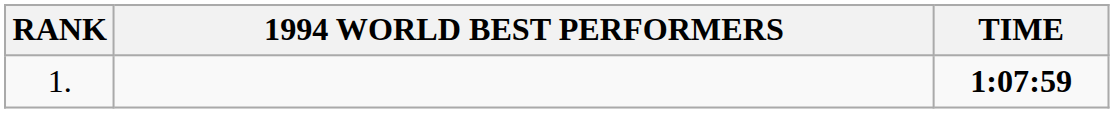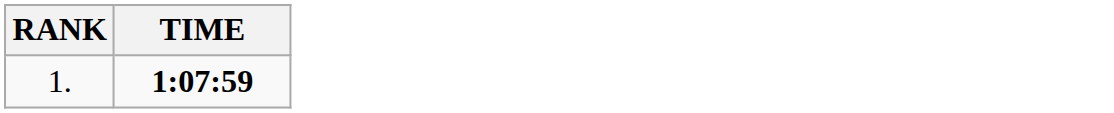- column: (524, 30)
